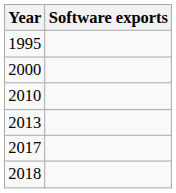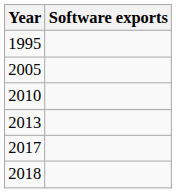- row: (25, 69)
+ row: (25, 69)
